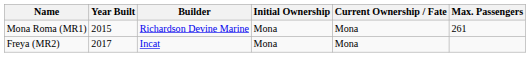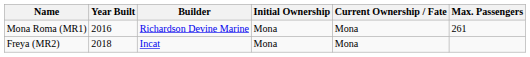(101, 28) 2015 -> (101, 28) 2016
(101, 44) 2017 -> (101, 44) 2018
